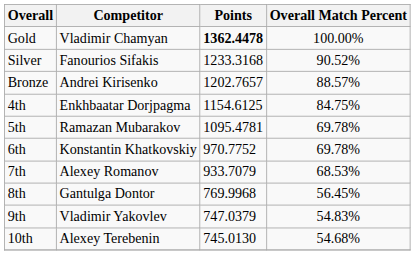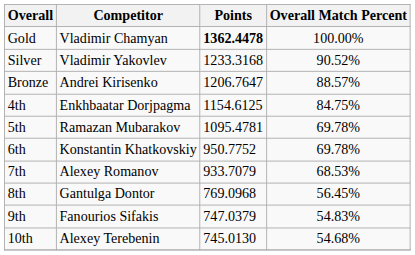(109, 60) Fanourios Sifakis -> (113, 60) Vladimir Yakovlev
(233, 82) 1202.7657 -> (233, 82) 1206.7647
(230, 149) 970.7752 -> (230, 149) 950.7752
(230, 194) 769.9968 -> (230, 194) 769.0968
(113, 216) Vladimir Yakovlev -> (109, 216) Fanourios Sifakis
